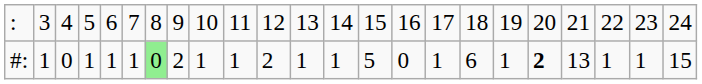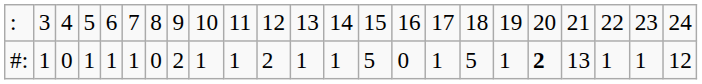(156, 59) lightgreen background -> (156, 59) no background
(471, 59) 6 -> (471, 59) 5
(680, 59) 15 -> (680, 59) 12
